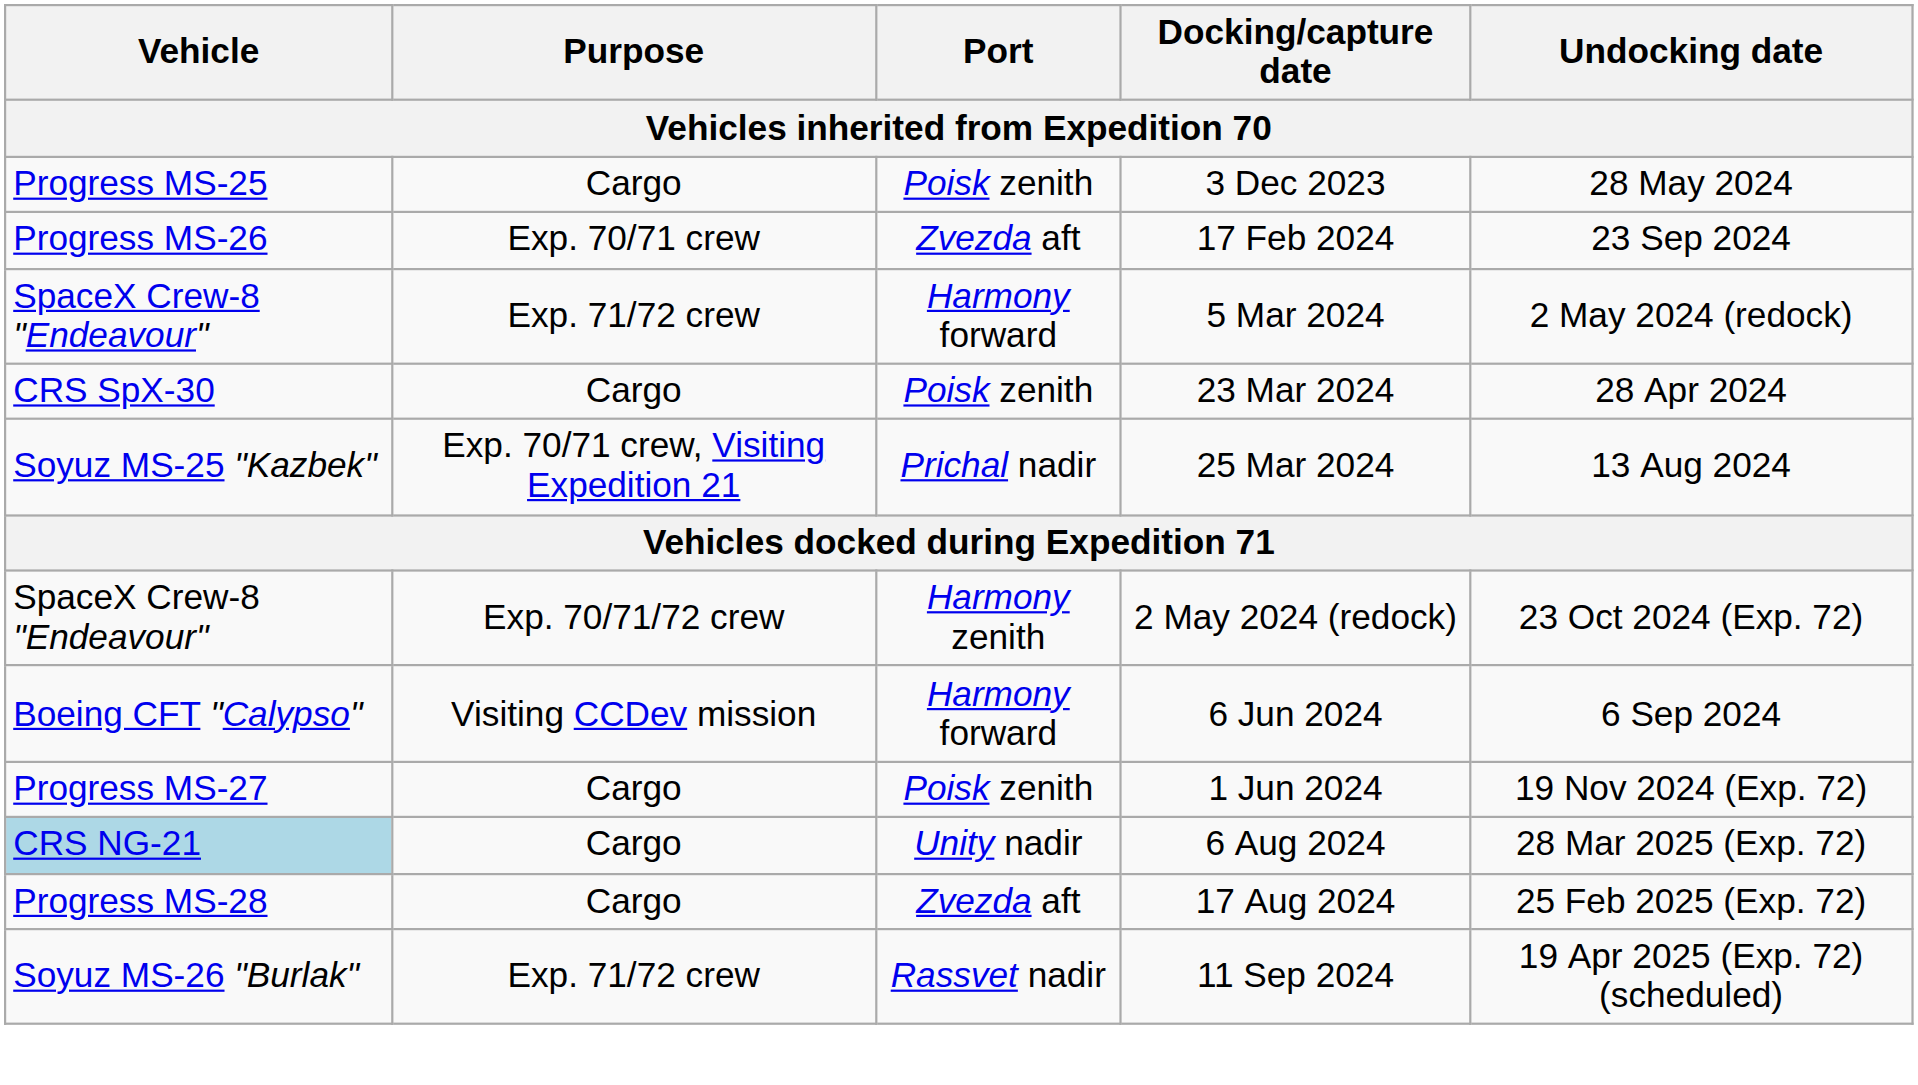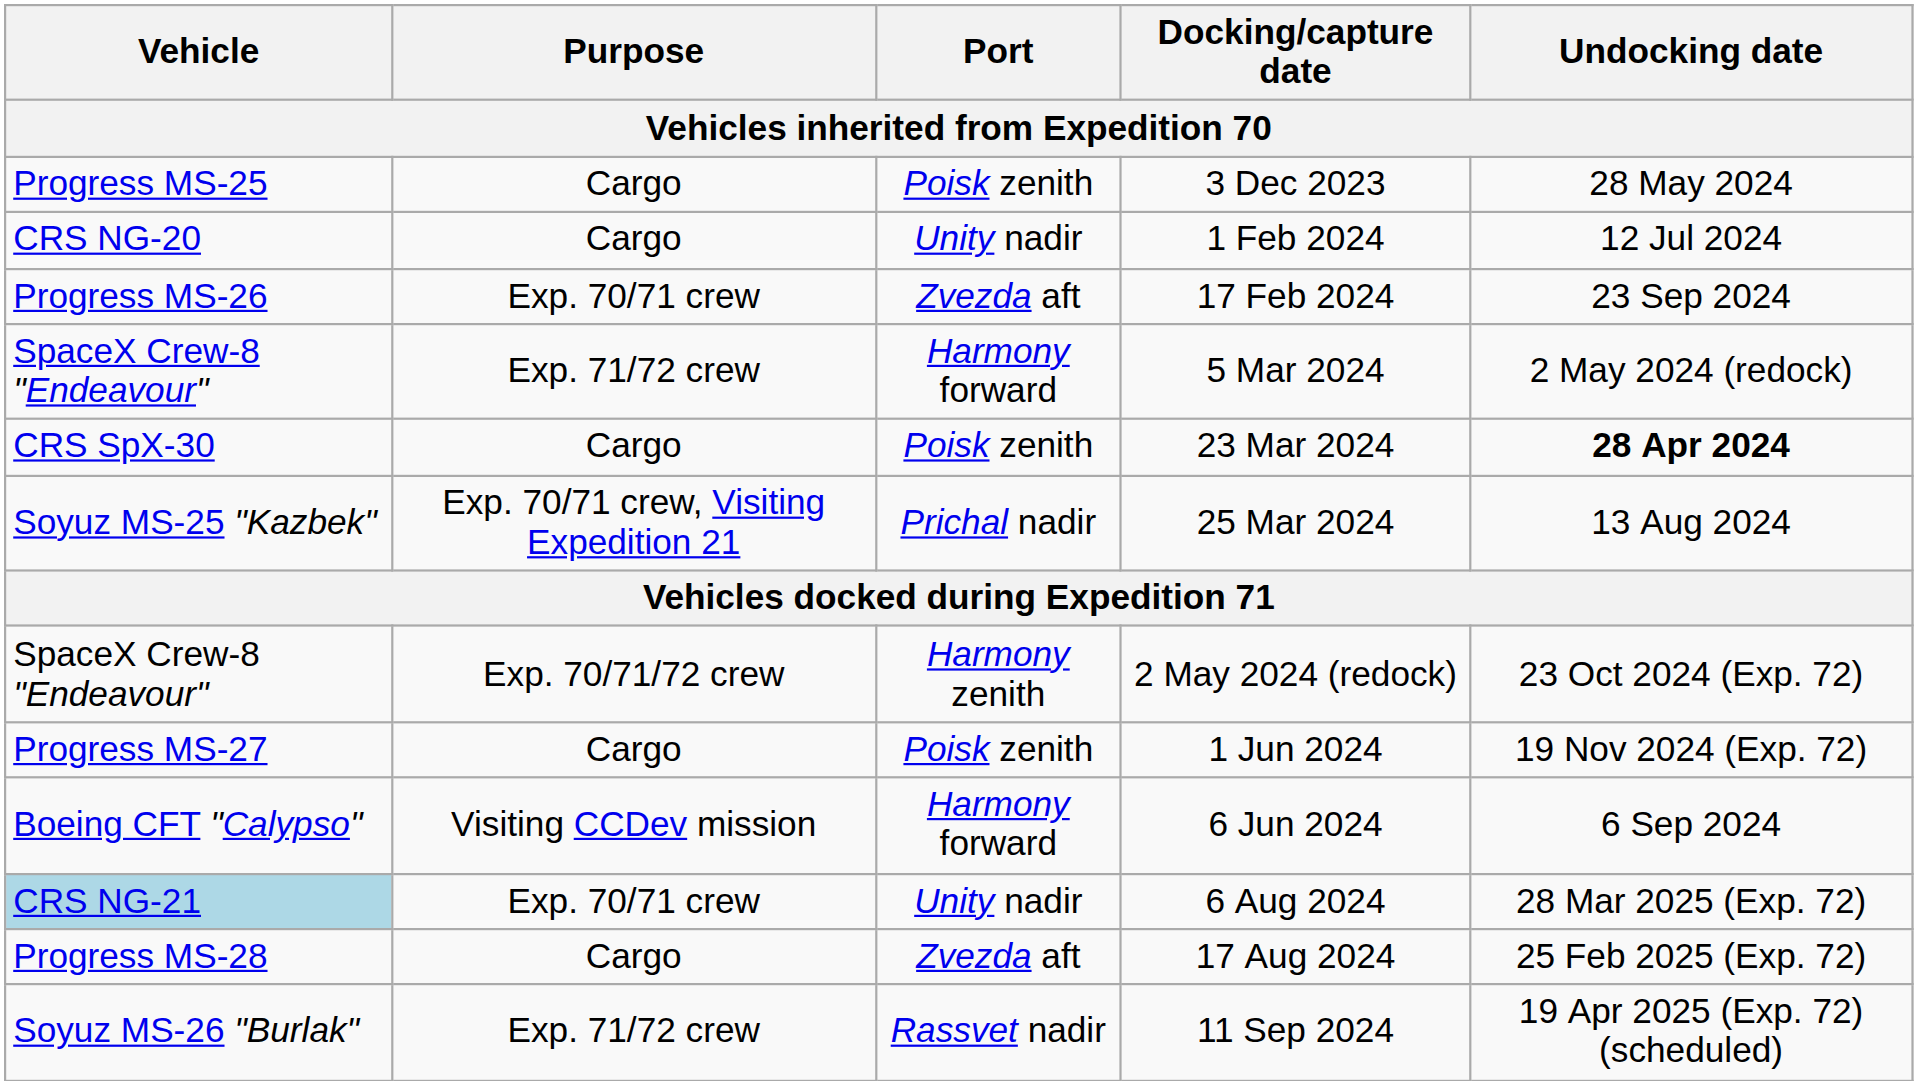+ row: (1295, 239)
(1691, 390) normal -> (1691, 446) bold
rows swapped: (1296, 788) <-> (1296, 713)
(634, 844) Cargo -> (634, 900) Exp. 70/71 crew
